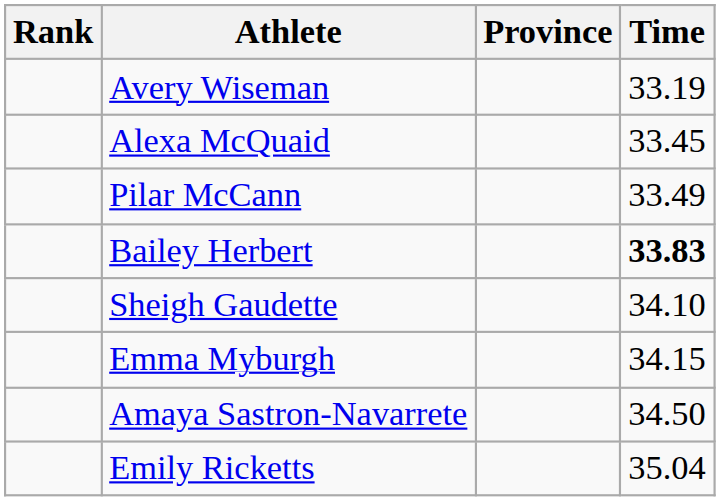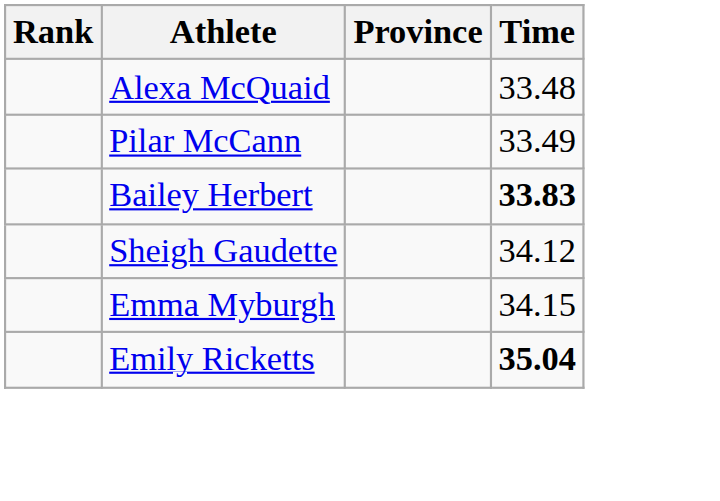- row: (219, 86)
(667, 140) 33.45 -> (537, 86) 33.48
(667, 304) 34.10 -> (537, 250) 34.12
- row: (288, 413)
(667, 468) normal -> (537, 359) bold
